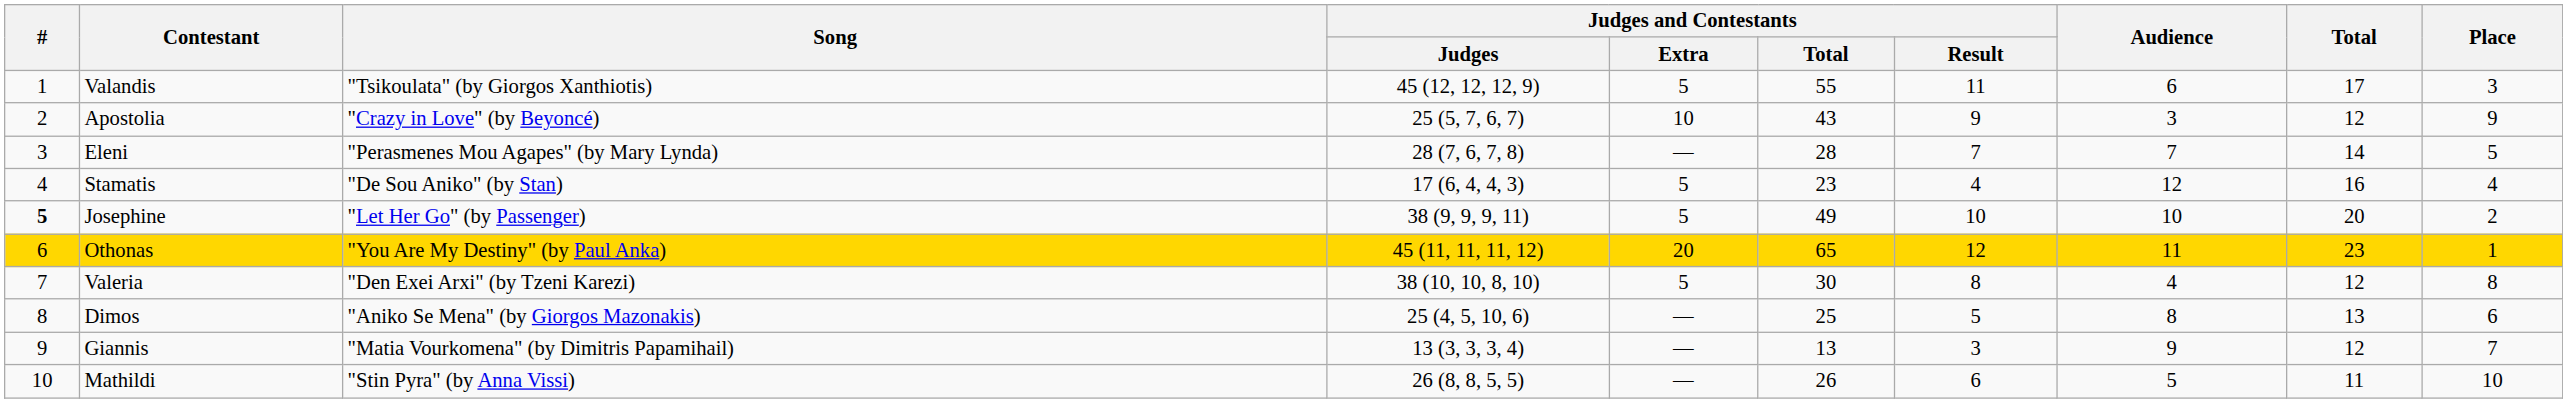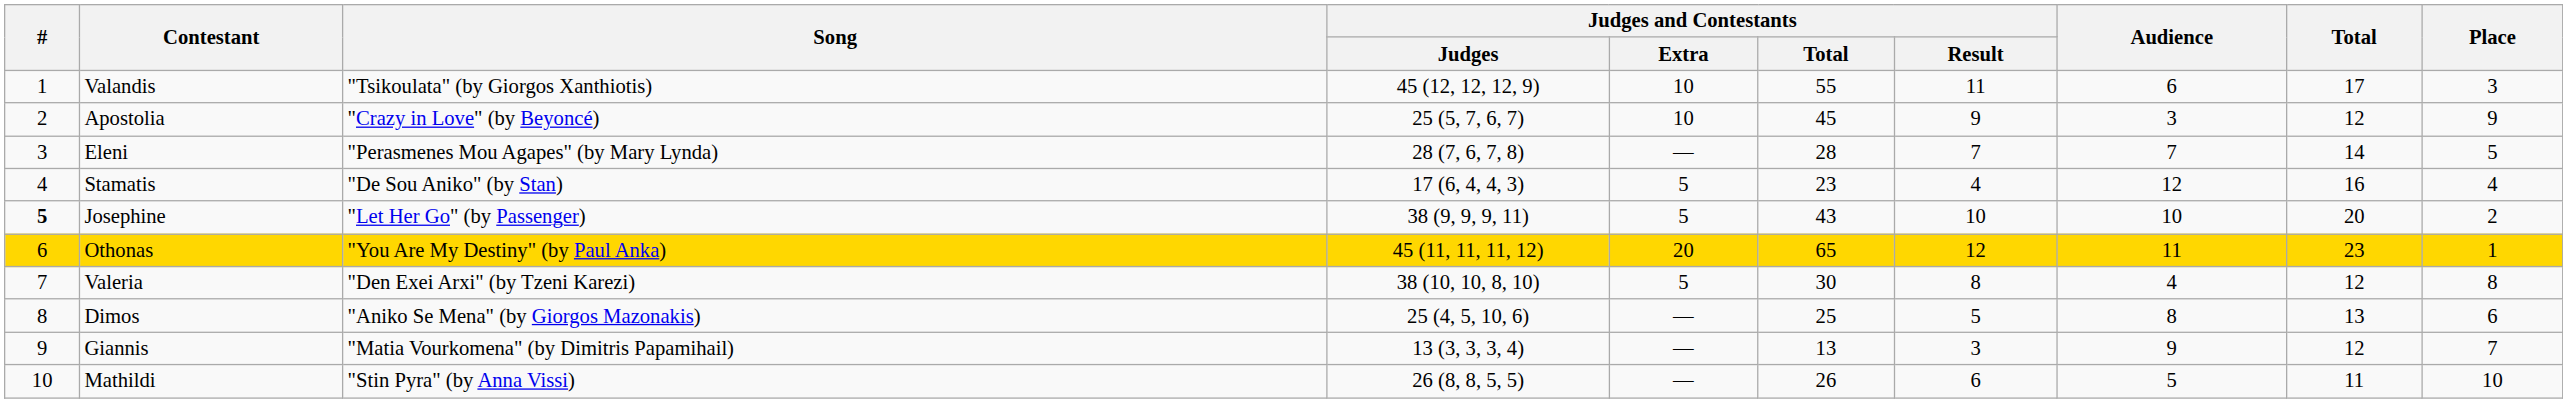(1683, 86) 5 -> (1683, 86) 10
(1826, 119) 43 -> (1826, 119) 45
(1826, 217) 49 -> (1826, 217) 43
